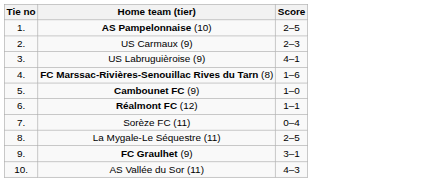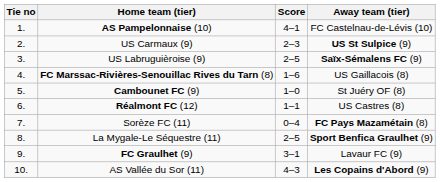+ column: (371, 12)
(292, 28) 2–5 -> (292, 28) 4–1
(292, 59) 4–1 -> (292, 59) 2–5
